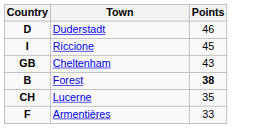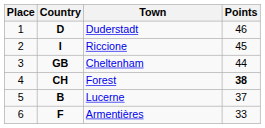+ column: (21, 13)
(208, 64) 43 -> (241, 64) 44
(27, 81) B -> (60, 81) CH
(27, 98) CH -> (60, 98) B
(208, 98) 35 -> (241, 98) 37
